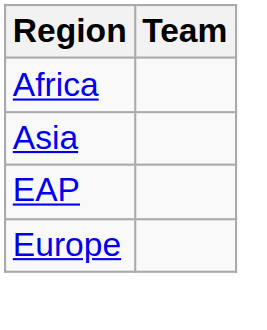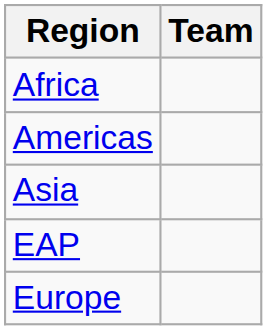+ row: (83, 137)
